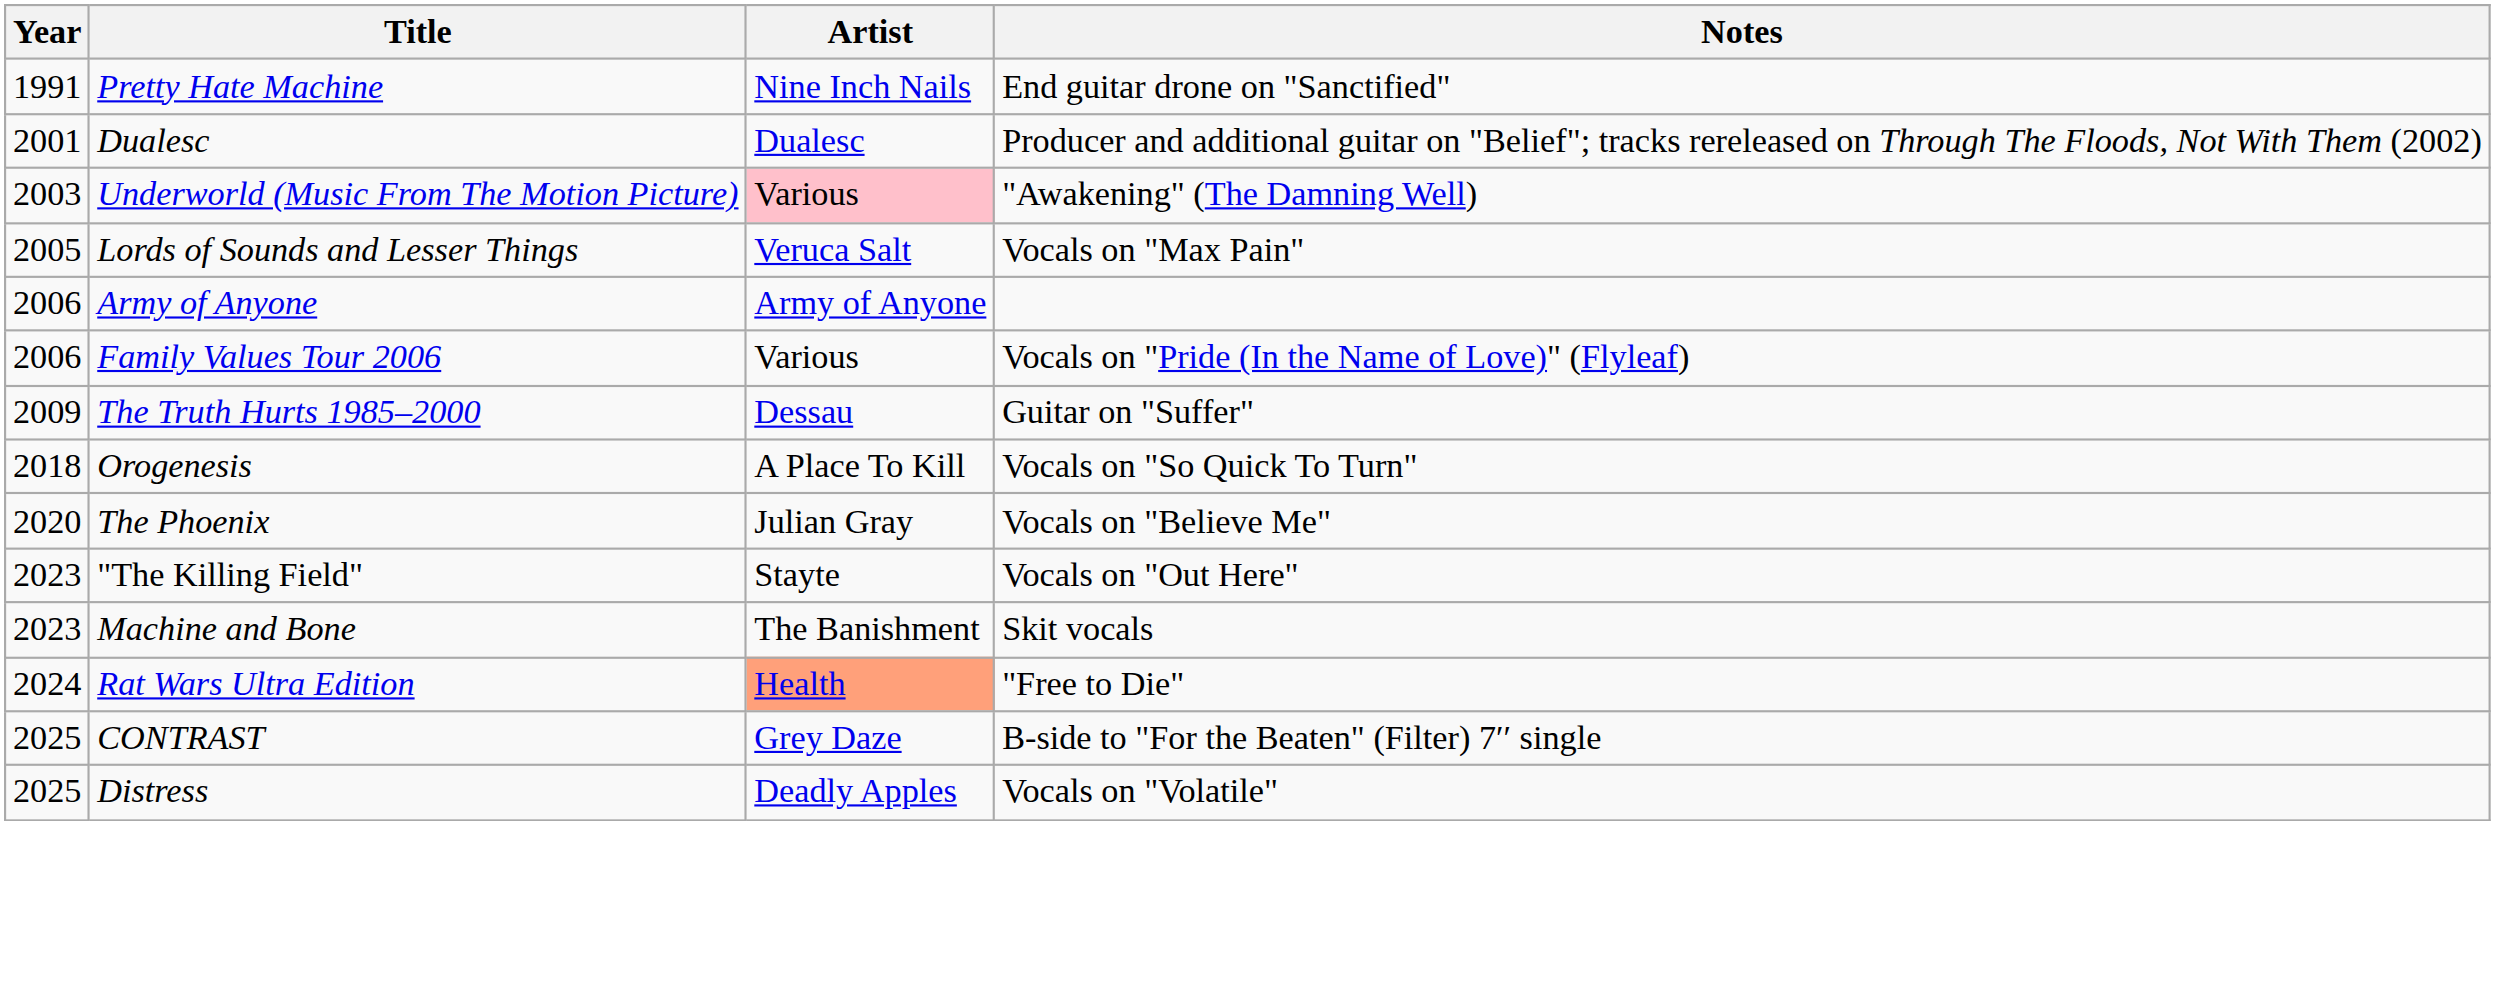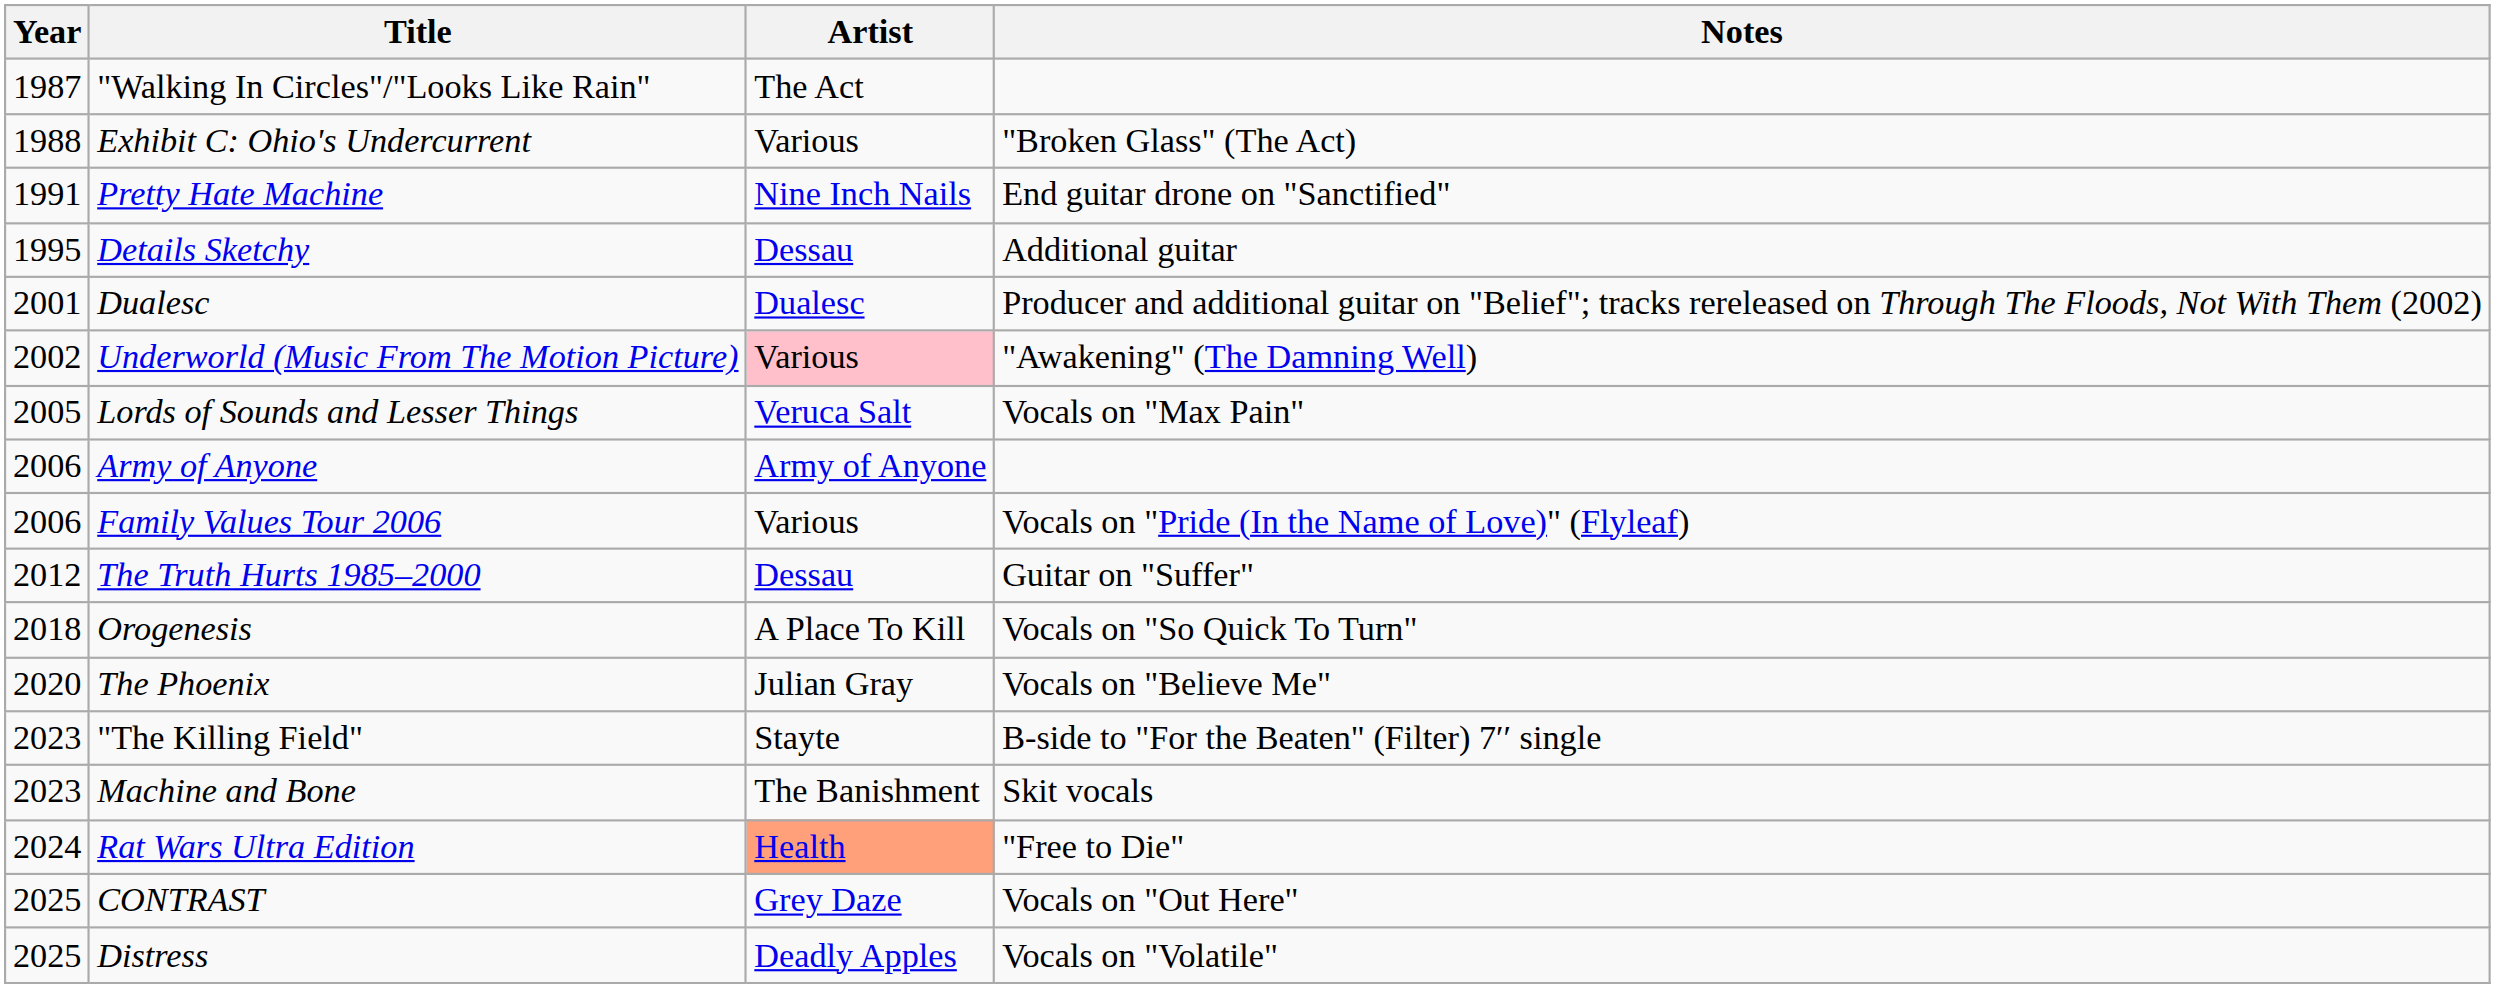+ row: (374, 85)
+ row: (314, 140)
+ row: (203, 248)
(47, 194) 2003 -> (47, 357) 2002
(47, 411) 2009 -> (47, 574) 2012
(1150, 574) Vocals on "Out Here" -> (1302, 737) B-side to "For the Beaten" (Filter) 7′′ single
(1302, 737) B-side to "For the Beaten" (Filter) 7′′ single -> (1150, 900) Vocals on "Out Here"
